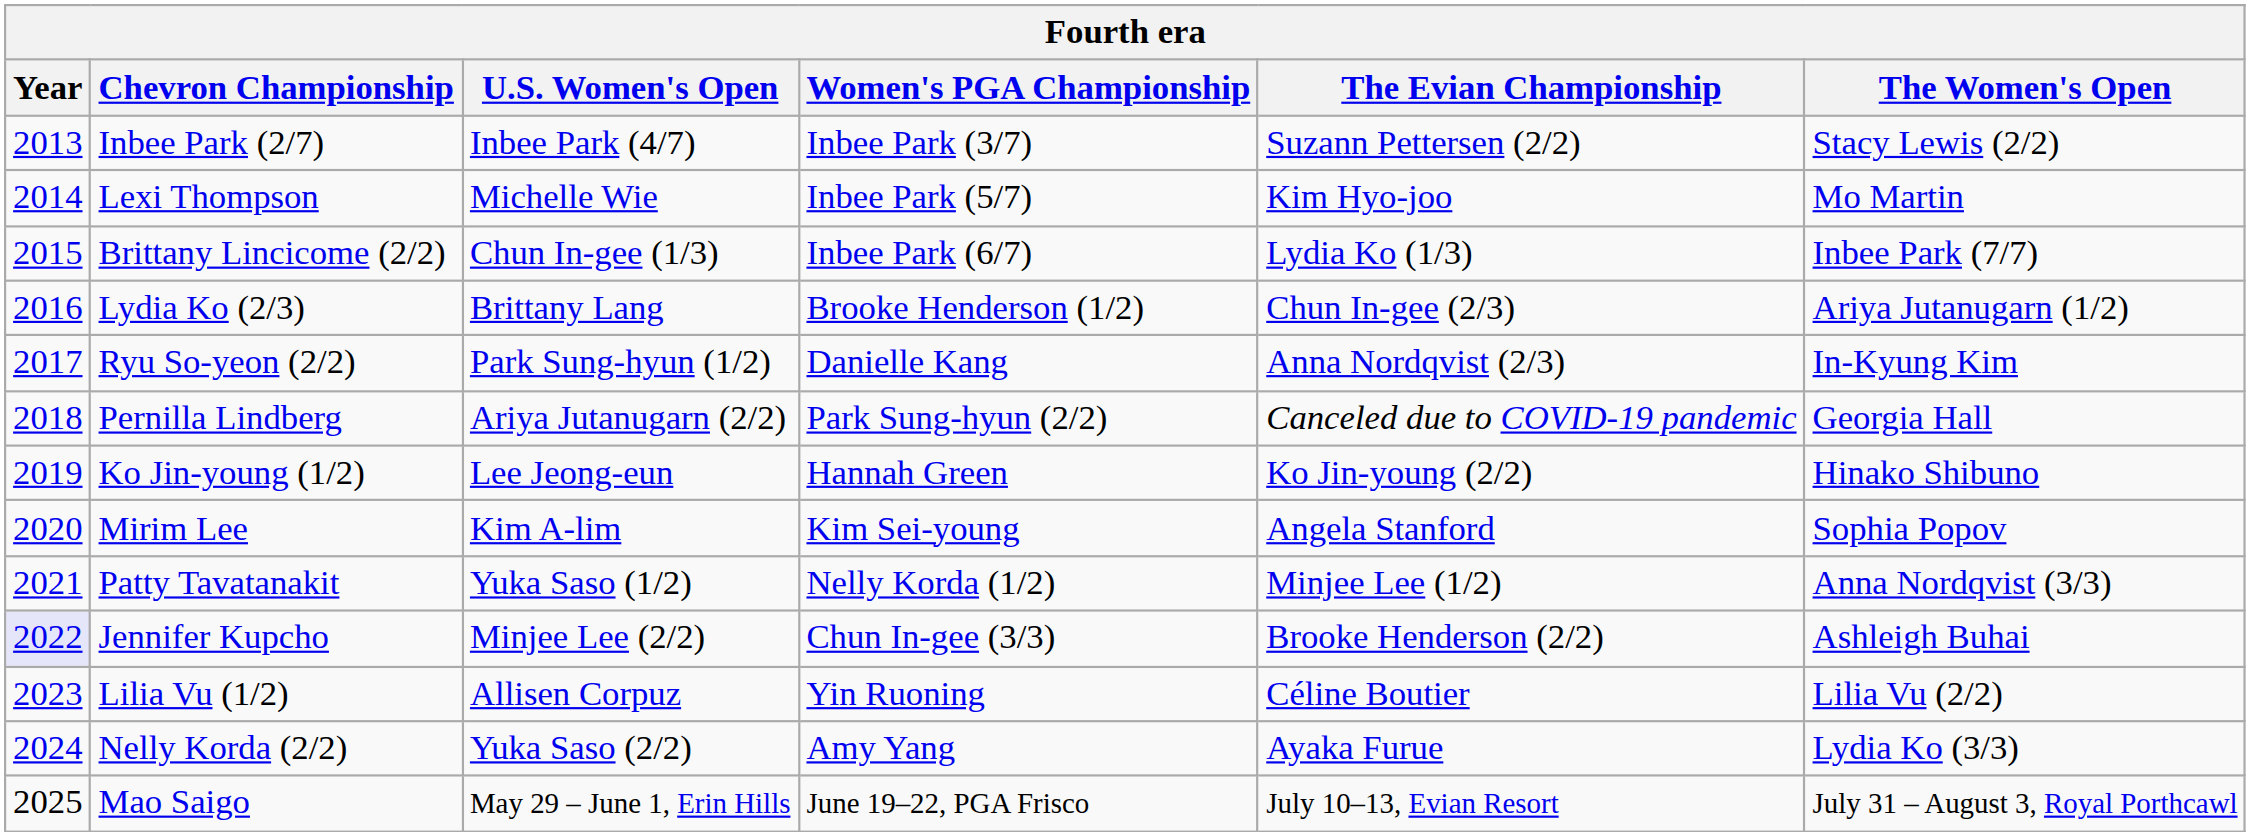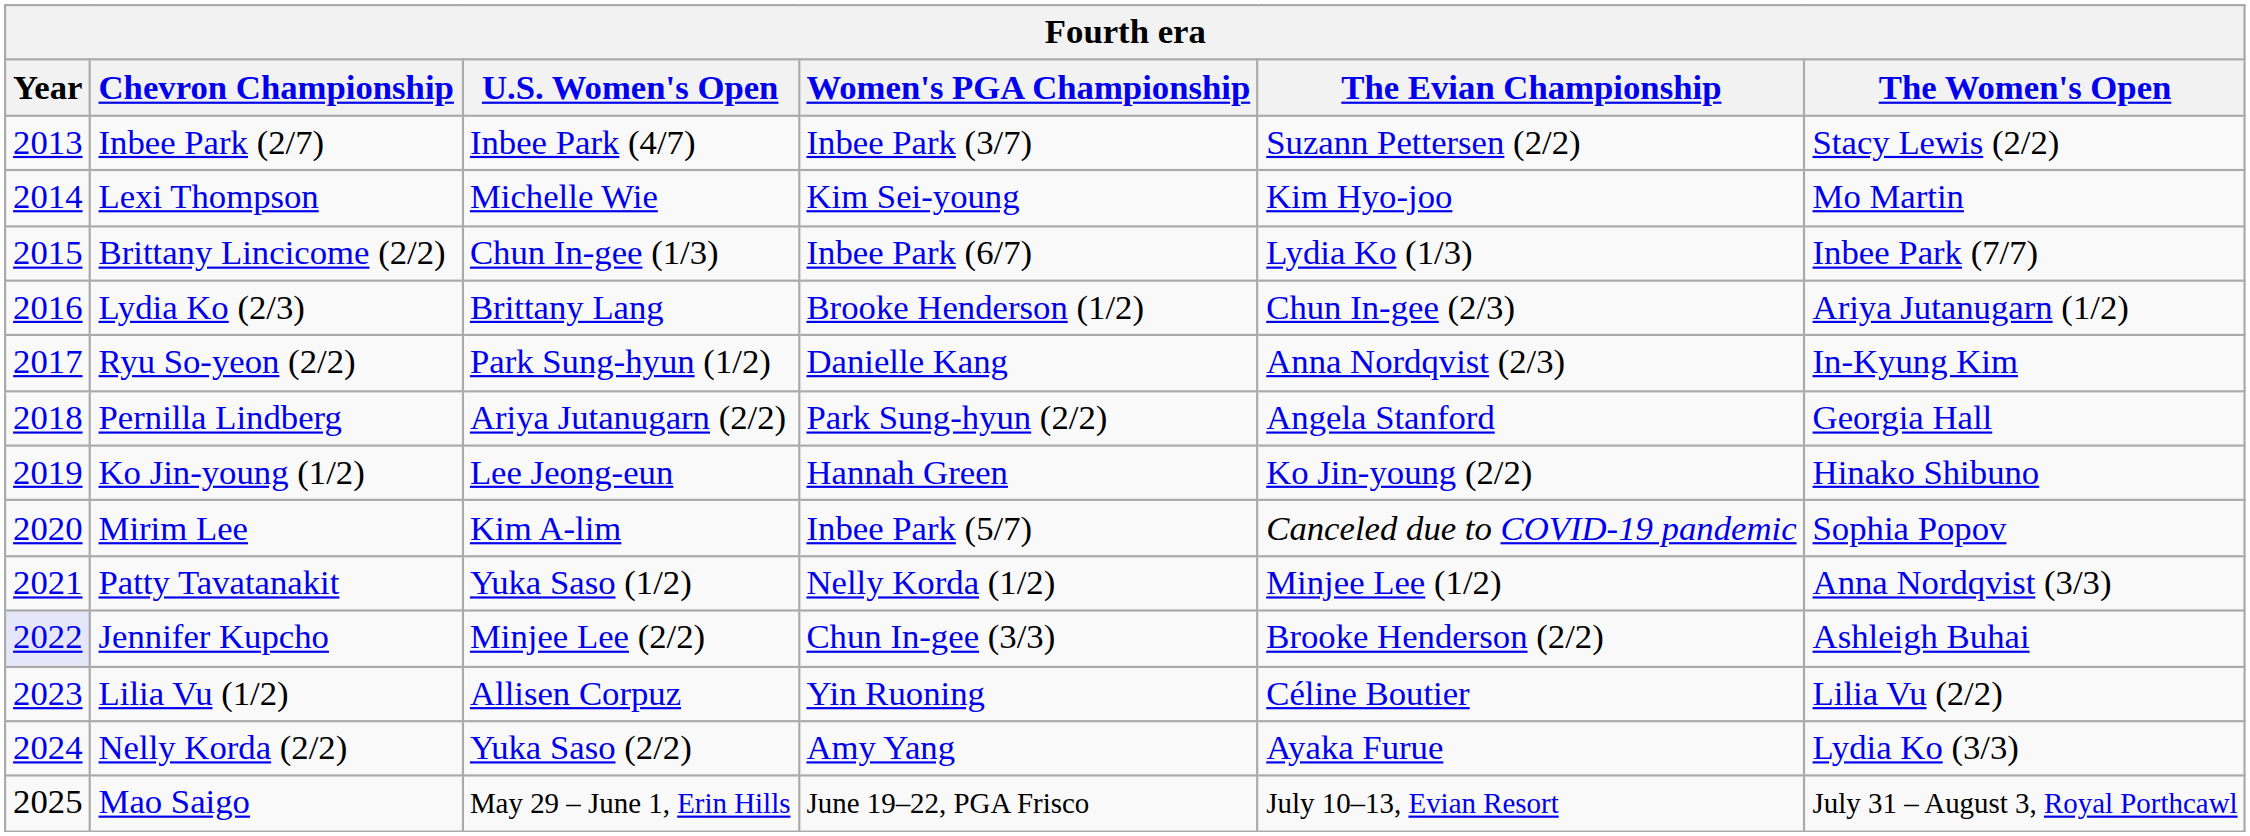(919, 197) Inbee Park (5/7) -> (913, 197) Kim Sei-young
(1531, 417) Canceled due to COVID-19 pandemic -> (1380, 417) Angela Stanford
(913, 527) Kim Sei-young -> (919, 527) Inbee Park (5/7)
(1380, 527) Angela Stanford -> (1531, 527) Canceled due to COVID-19 pandemic
